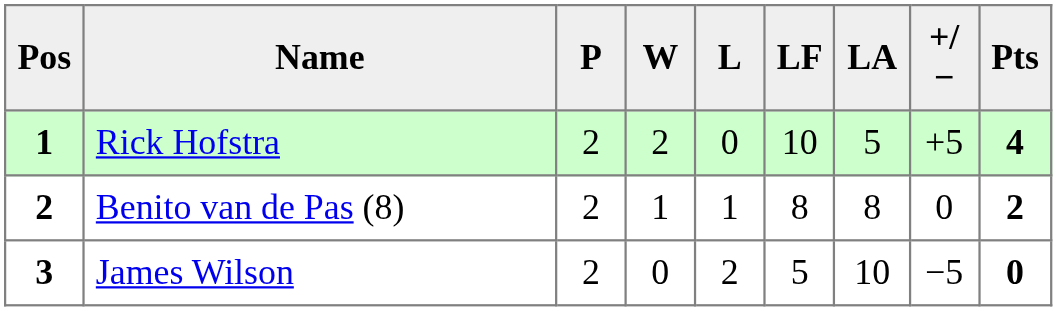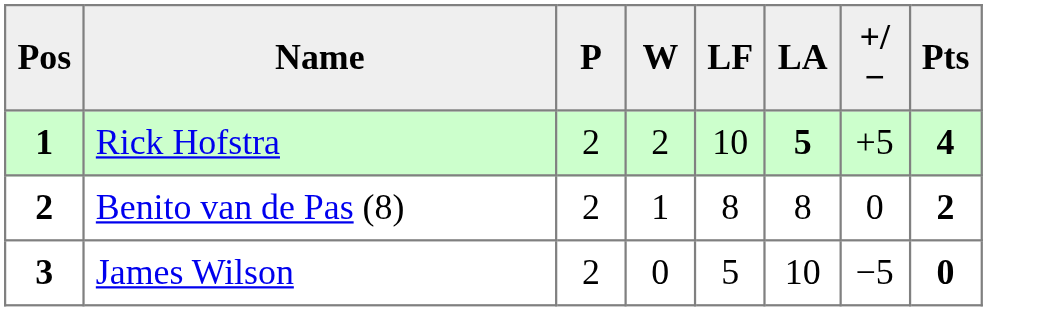- column: (730, 57)
(872, 142) normal -> (803, 142) bold
